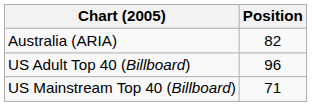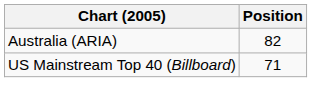- row: (99, 64)
